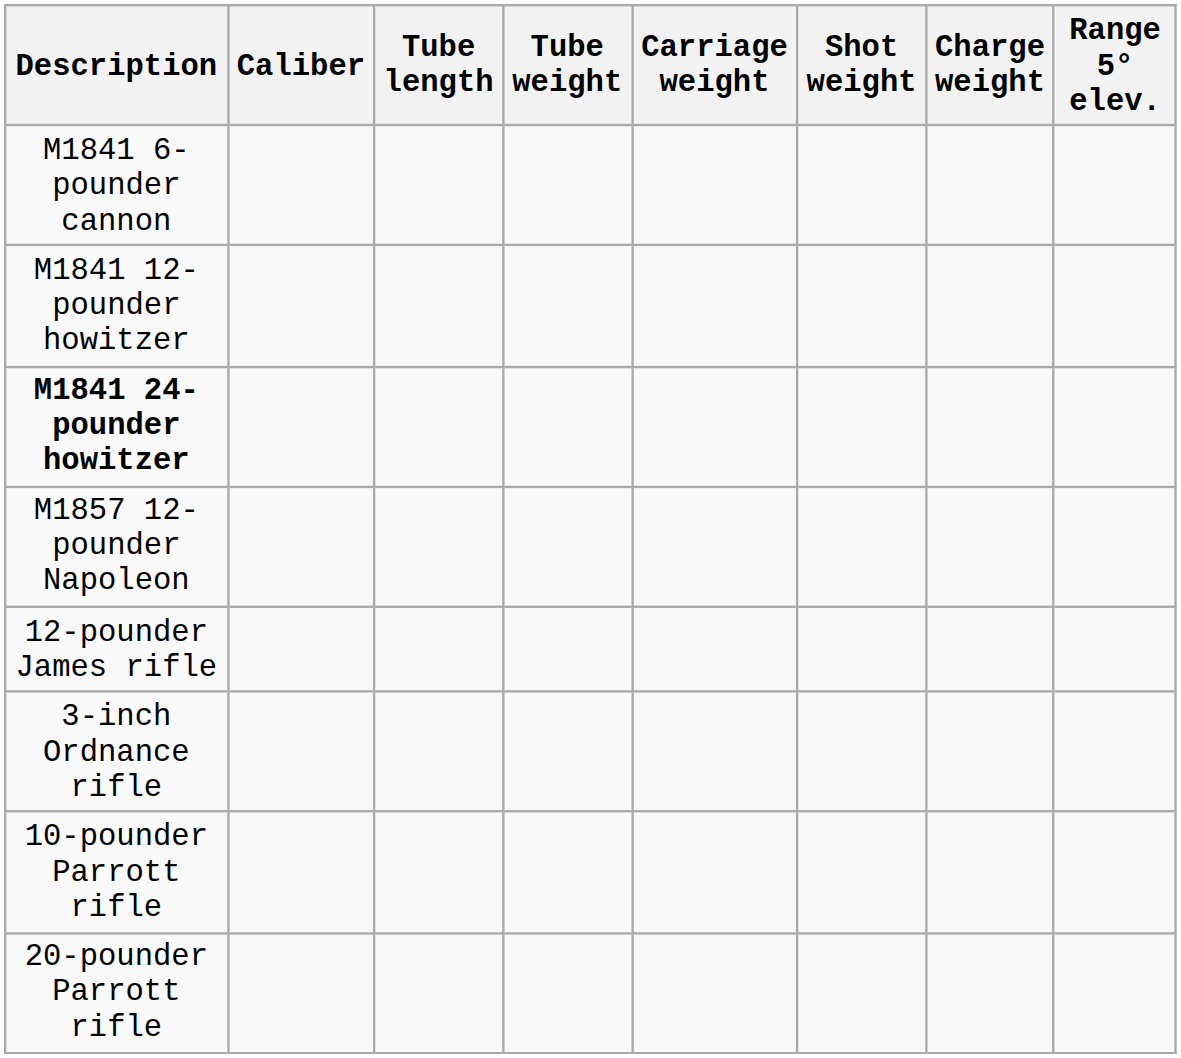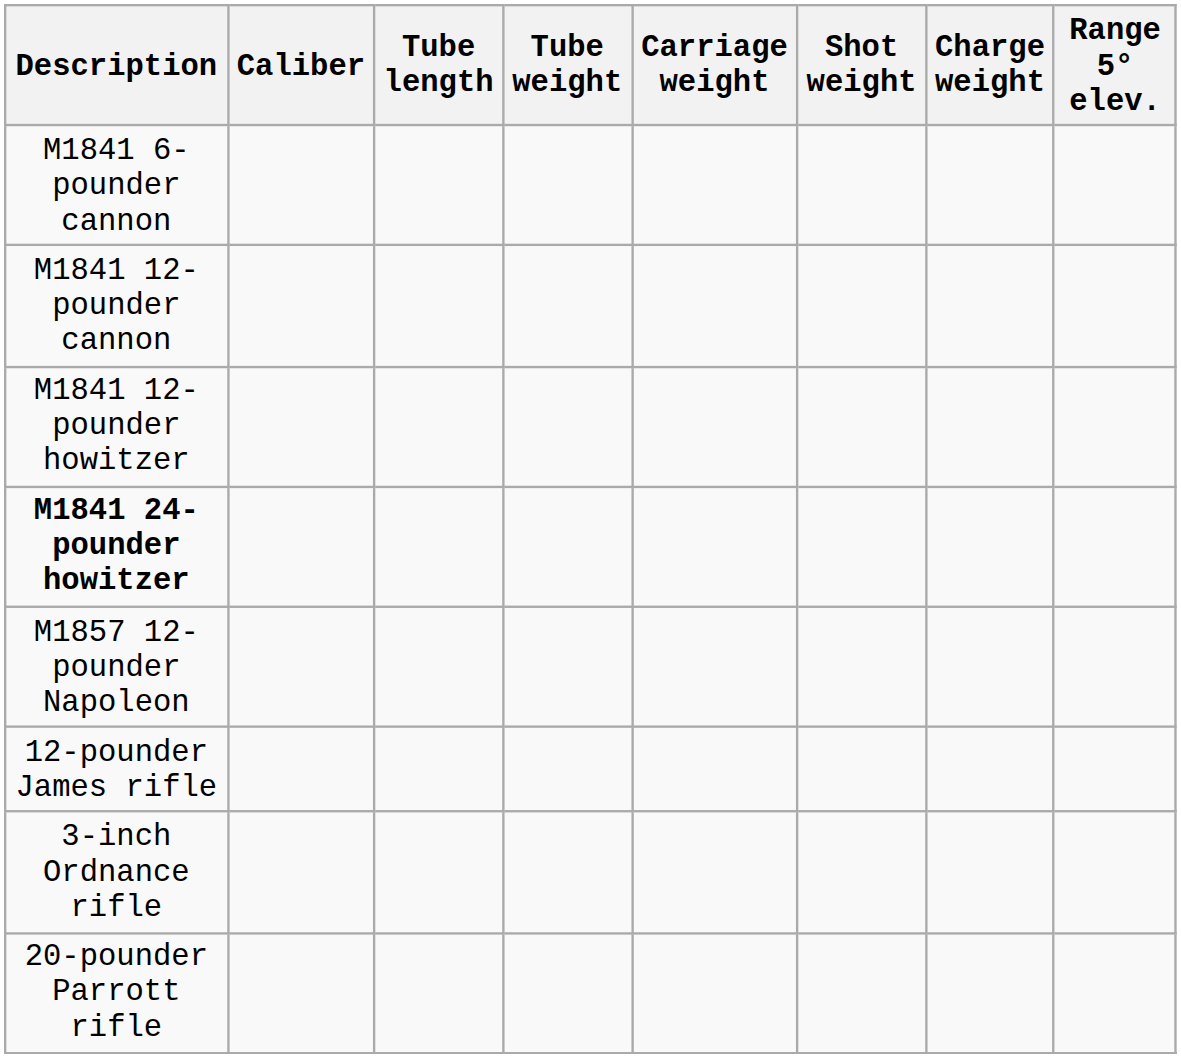+ row: (116, 306)
- row: (116, 872)
